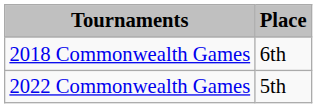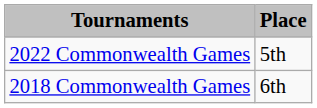rows swapped: (130, 53) <-> (130, 86)
